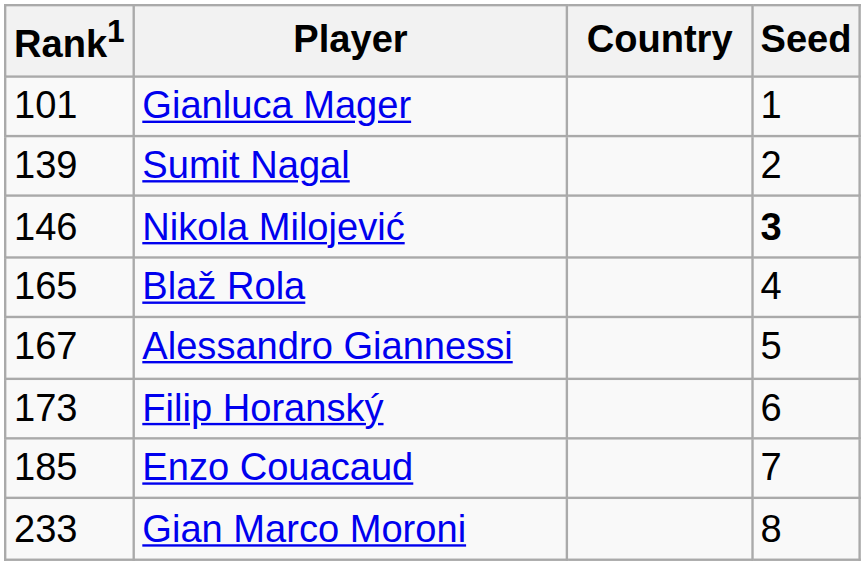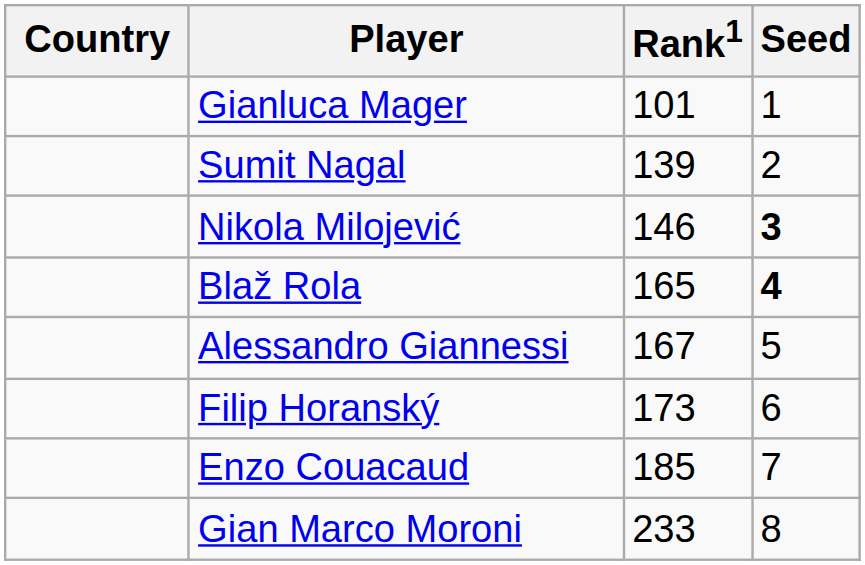columns swapped: (660, 39) <-> (69, 39)
(771, 286) normal -> (771, 286) bold
